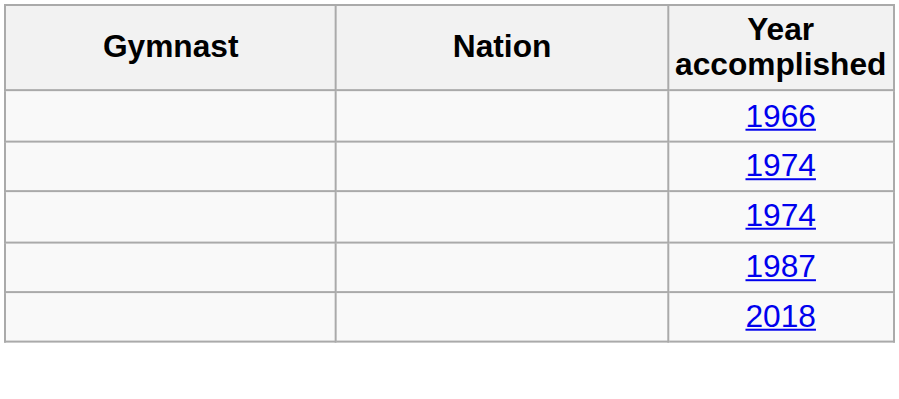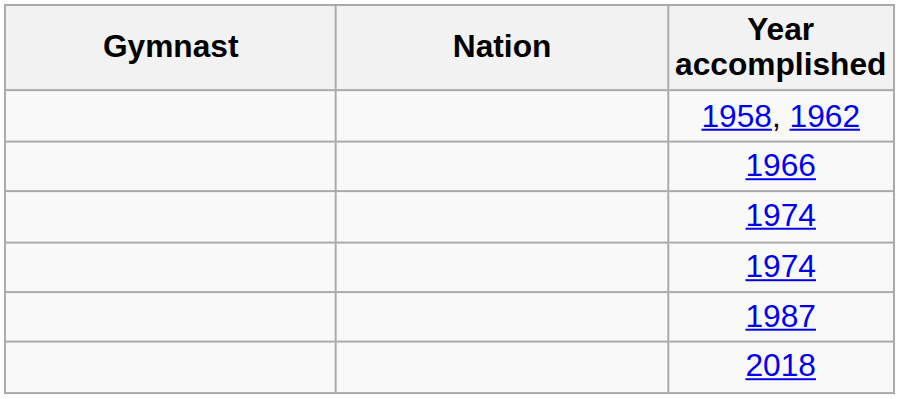+ row: (171, 116)
